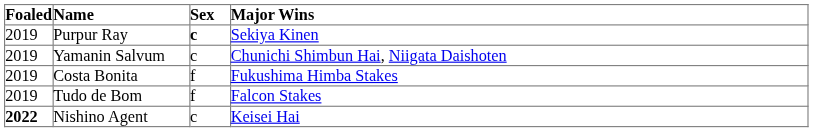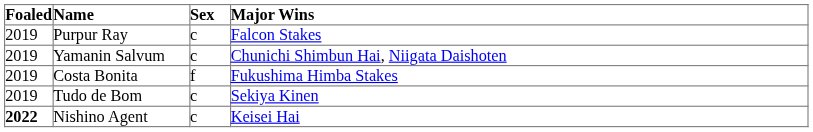(194, 35) bold -> (194, 35) normal
(275, 35) Sekiya Kinen -> (276, 35) Falcon Stakes
(193, 96) f -> (194, 96) c
(276, 96) Falcon Stakes -> (275, 96) Sekiya Kinen
